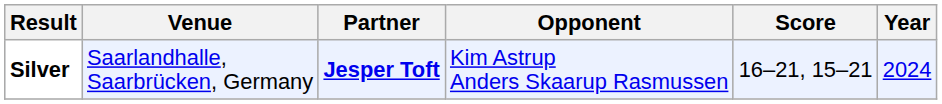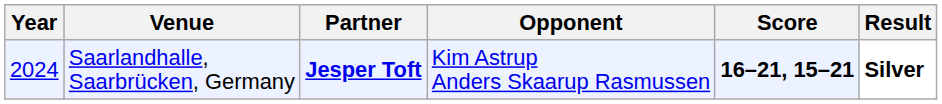columns swapped: (907, 22) <-> (43, 22)
(806, 69) normal -> (787, 69) bold
